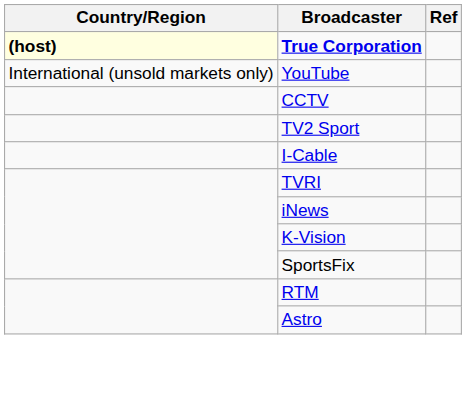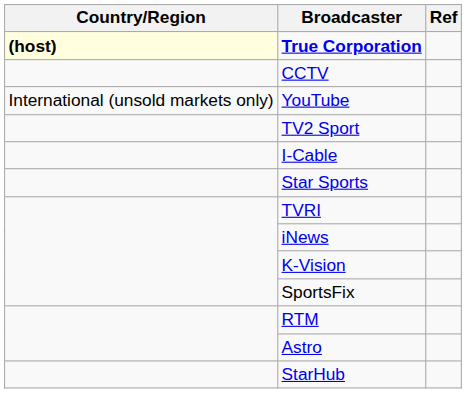rows swapped: (316, 73) <-> (305, 100)
+ row: (325, 182)
+ row: (313, 374)
